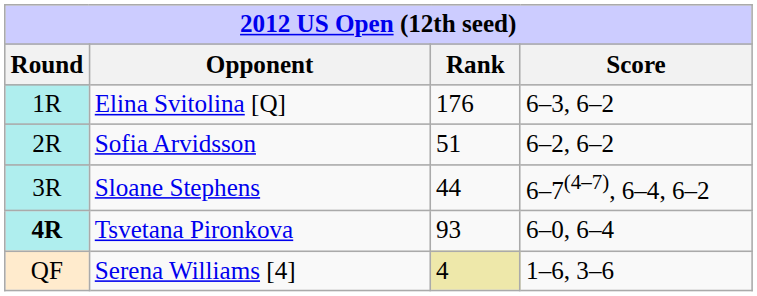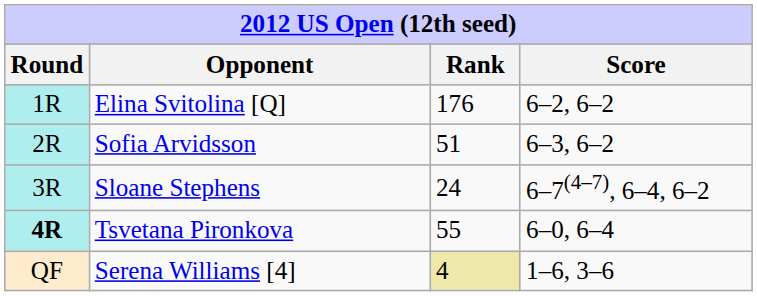(570, 104) 6–3, 6–2 -> (570, 104) 6–2, 6–2
(570, 143) 6–2, 6–2 -> (570, 143) 6–3, 6–2
(449, 187) 44 -> (449, 187) 24
(449, 230) 93 -> (449, 230) 55
